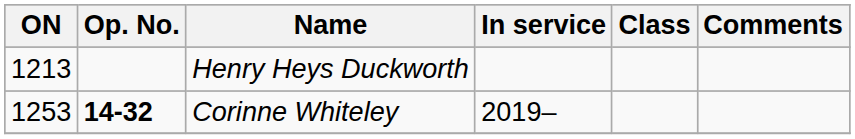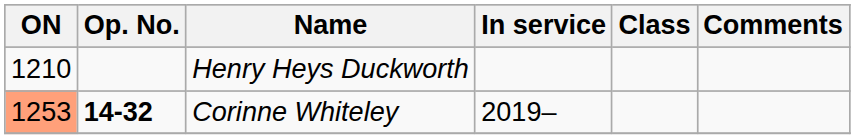(41, 68) 1213 -> (41, 68) 1210
(41, 111) no background -> (41, 111) lightsalmon background
